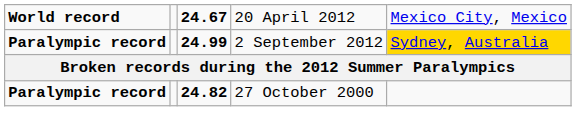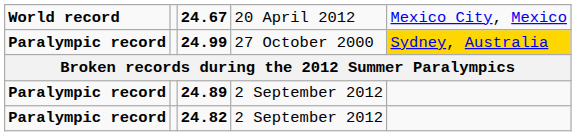(309, 42) 2 September 2012 -> (304, 42) 27 October 2000
+ row: (204, 93)
(304, 93) 27 October 2000 -> (309, 118) 2 September 2012
